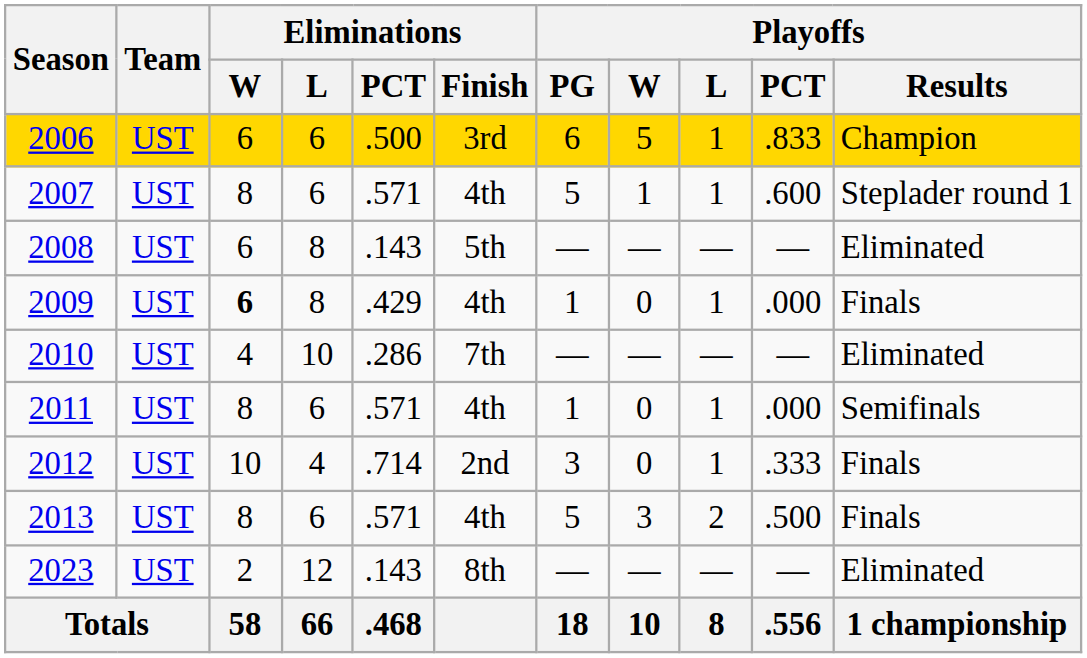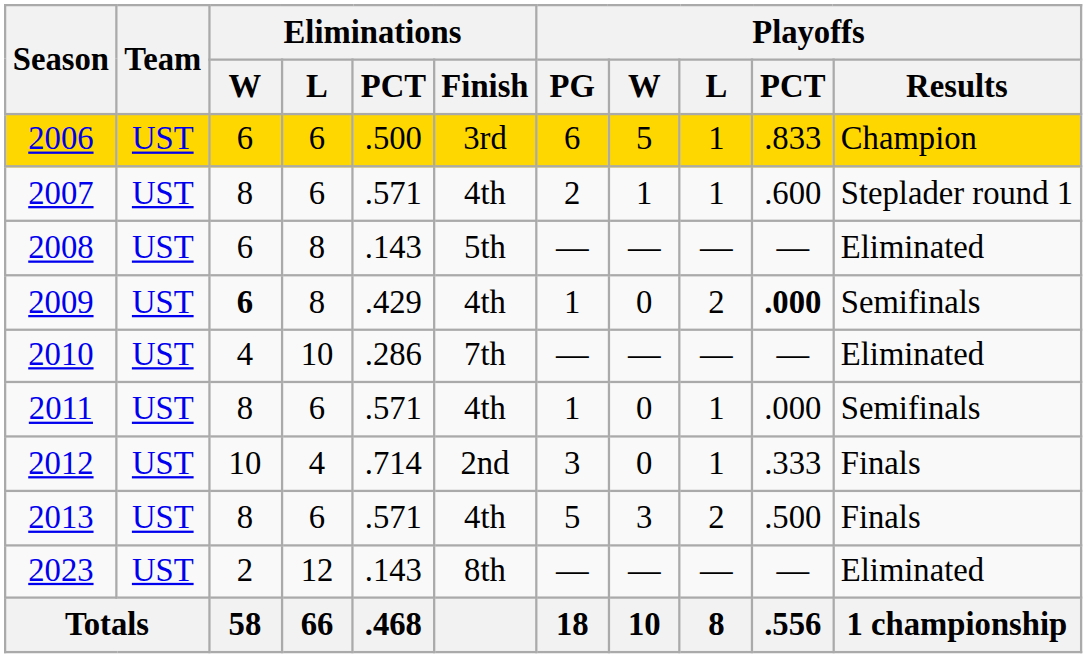(572, 193) 5 -> (572, 193) 2
(716, 301) 1 -> (716, 301) 2
(793, 301) normal -> (793, 301) bold
(881, 301) Finals -> (911, 301) Semifinals
